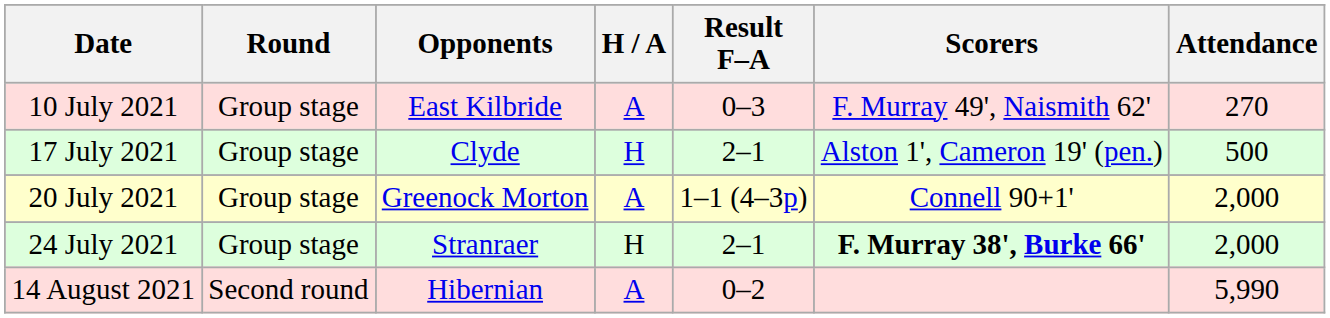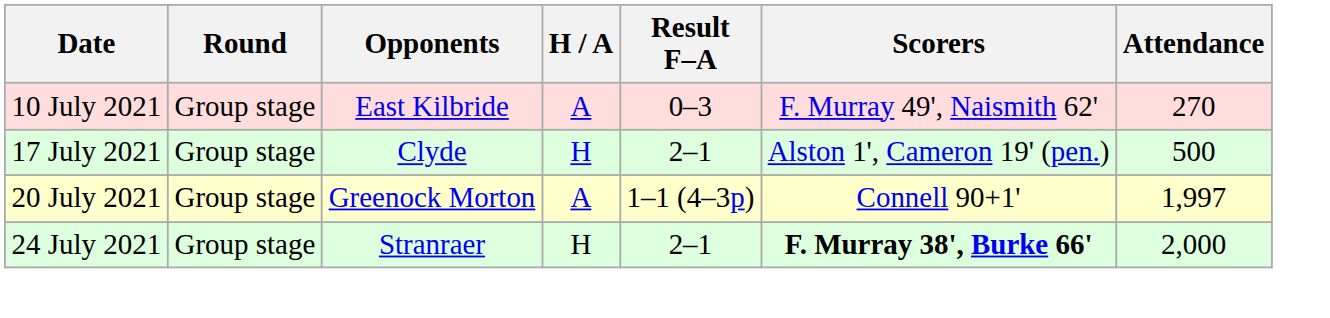(1247, 197) 2,000 -> (1194, 197) 1,997
- row: (103, 289)
